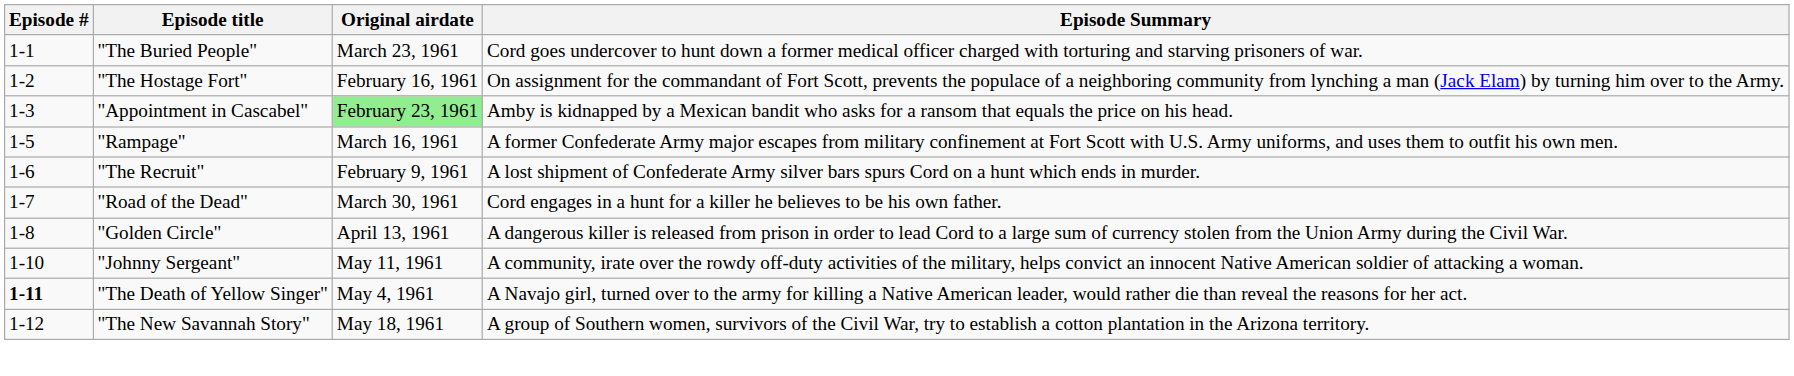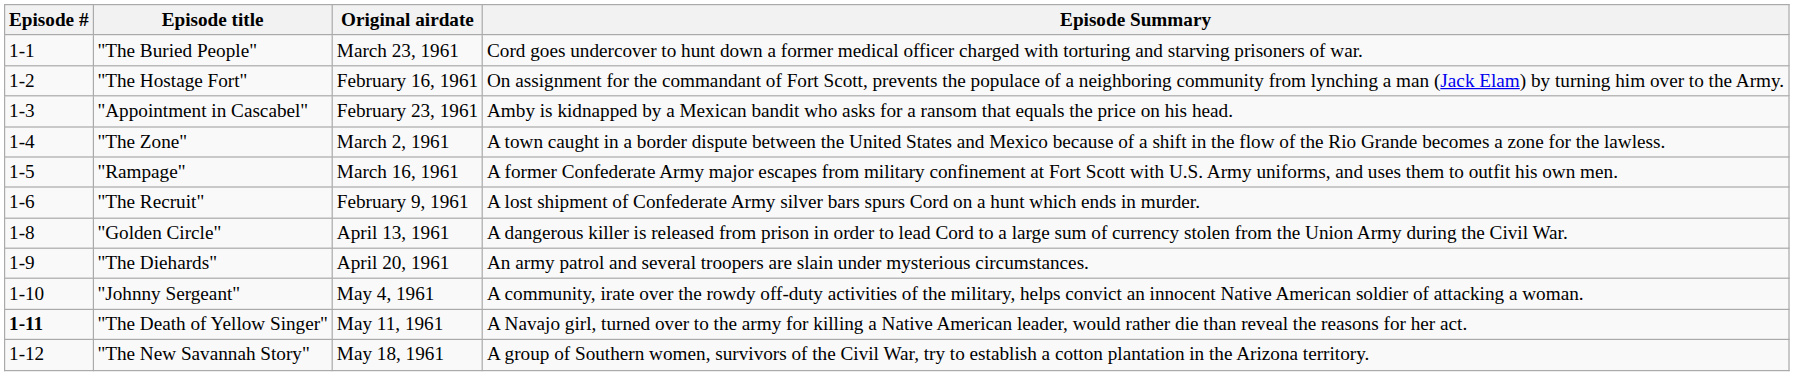(407, 111) lightgreen background -> (407, 111) no background
+ row: (142, 141)
- row: (173, 202)
+ row: (157, 263)
(390, 263) May 11, 1961 -> (386, 293) May 4, 1961
(386, 293) May 4, 1961 -> (390, 324) May 11, 1961
